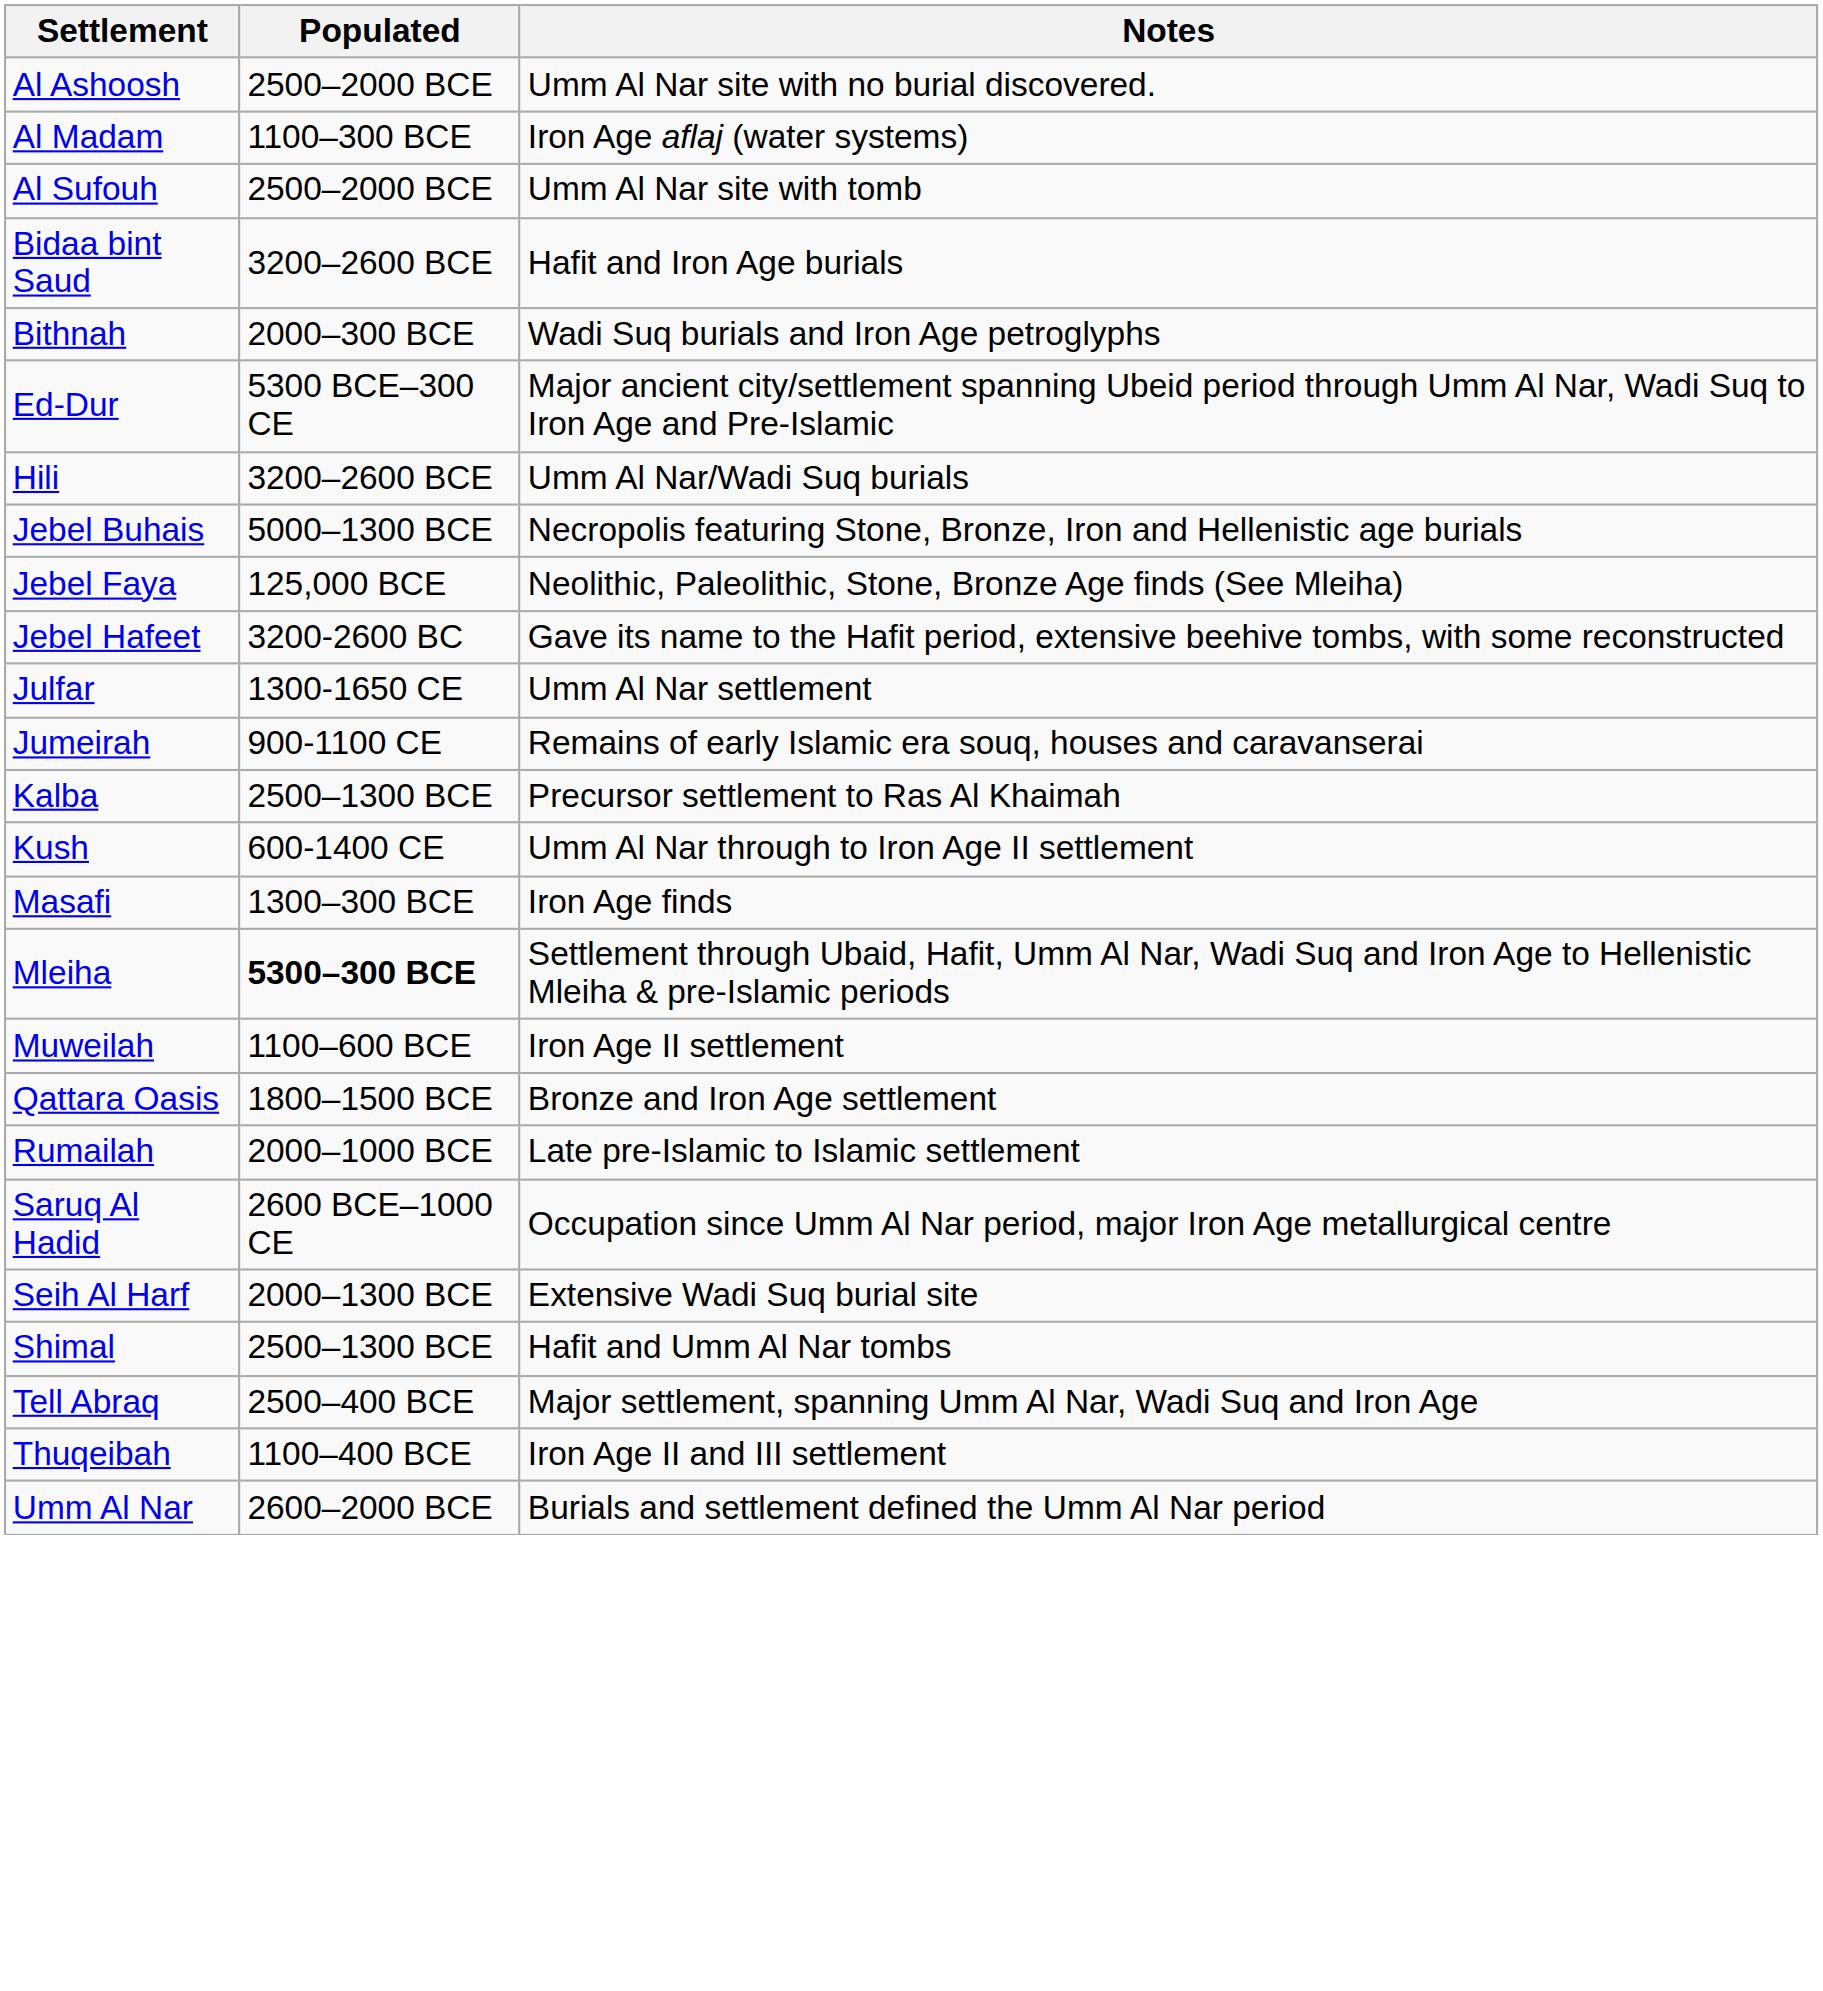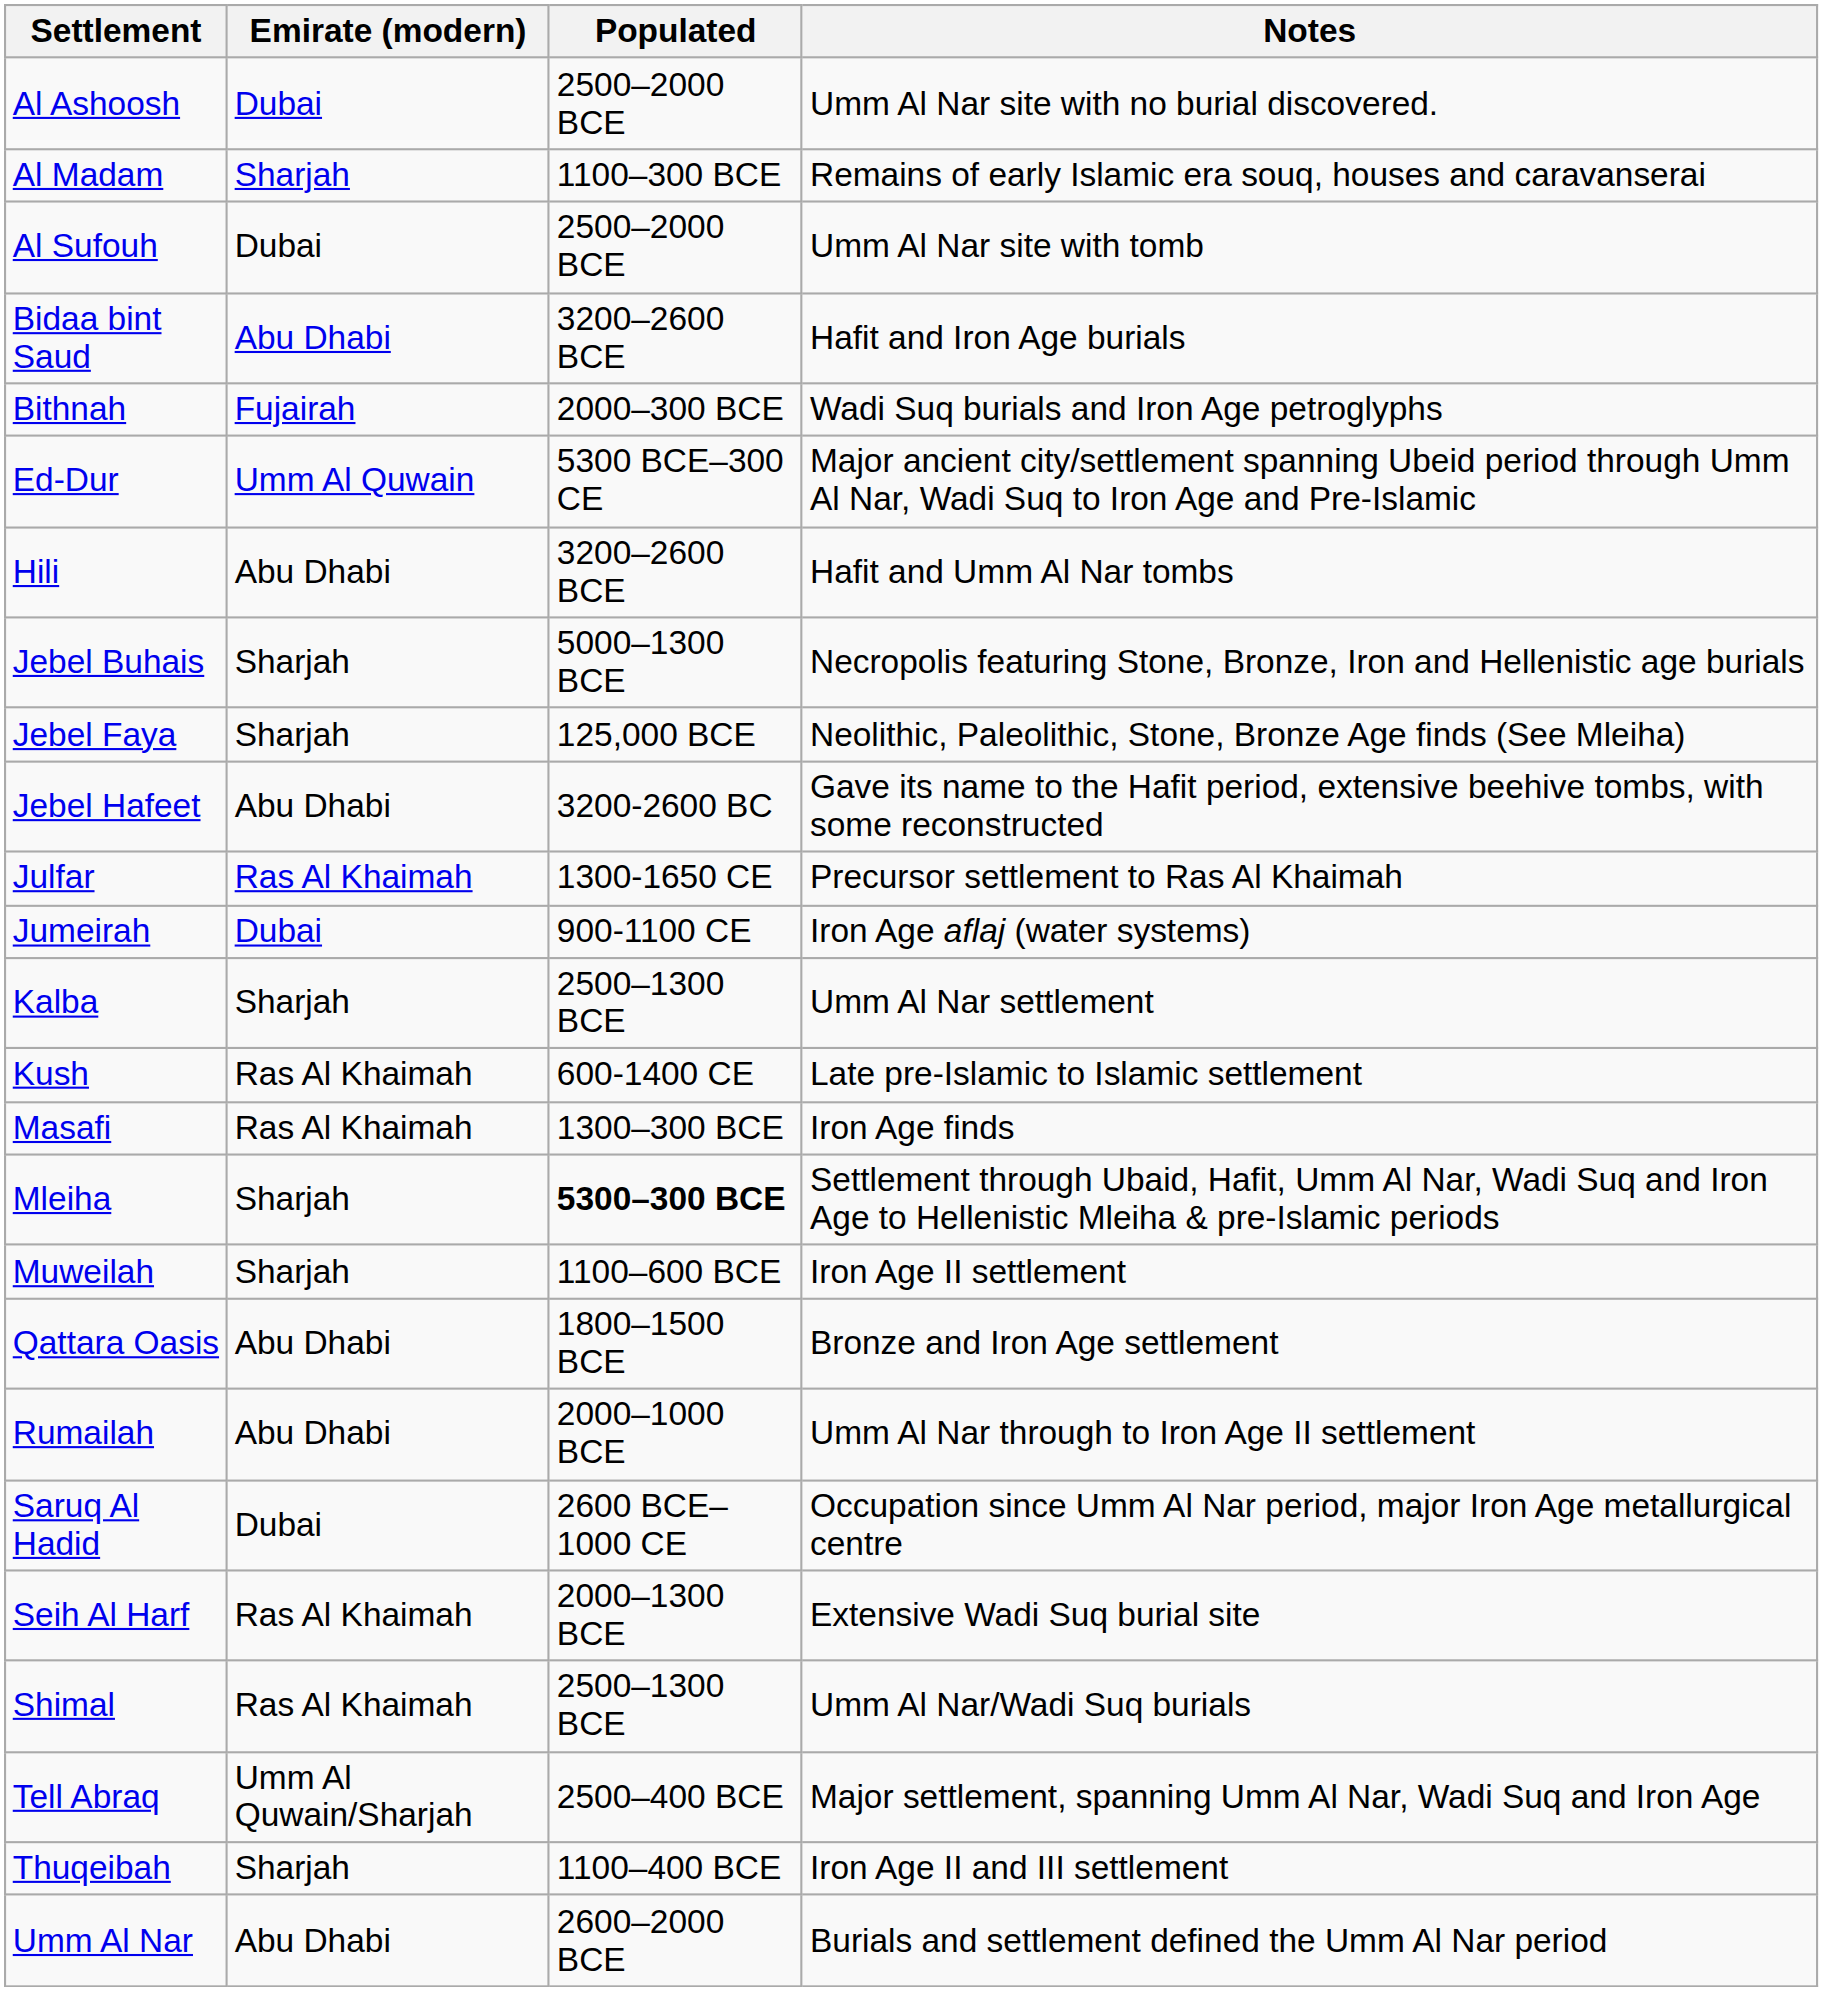+ column: (388, 31)
(748, 137) Iron Age aflaj (water systems) -> (1258, 174) Remains of early Islamic era souq, houses and caravanserai
(748, 477) Umm Al Nar/Wadi Suq burials -> (1022, 571) Hafit and Umm Al Nar tombs
(700, 689) Umm Al Nar settlement -> (1106, 877) Precursor settlement to Ras Al Khaimah
(976, 742) Remains of early Islamic era souq, houses and caravanserai -> (1030, 930) Iron Age aflaj (water systems)
(824, 795) Precursor settlement to Ras Al Khaimah -> (982, 1002) Umm Al Nar settlement
(861, 848) Umm Al Nar through to Iron Age II settlement -> (1086, 1074) Late pre-Islamic to Islamic settlement
(804, 1151) Late pre-Islamic to Islamic settlement -> (1143, 1433) Umm Al Nar through to Iron Age II settlement
(740, 1348) Hafit and Umm Al Nar tombs -> (1031, 1705) Umm Al Nar/Wadi Suq burials
